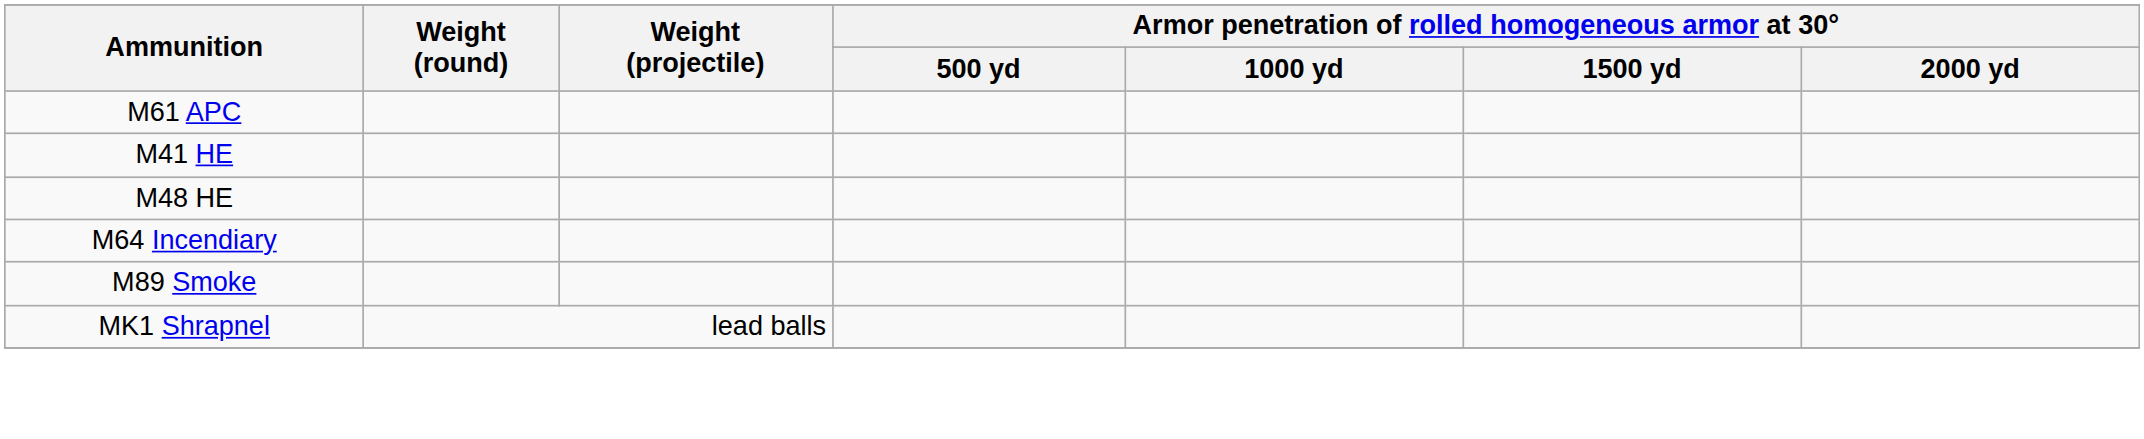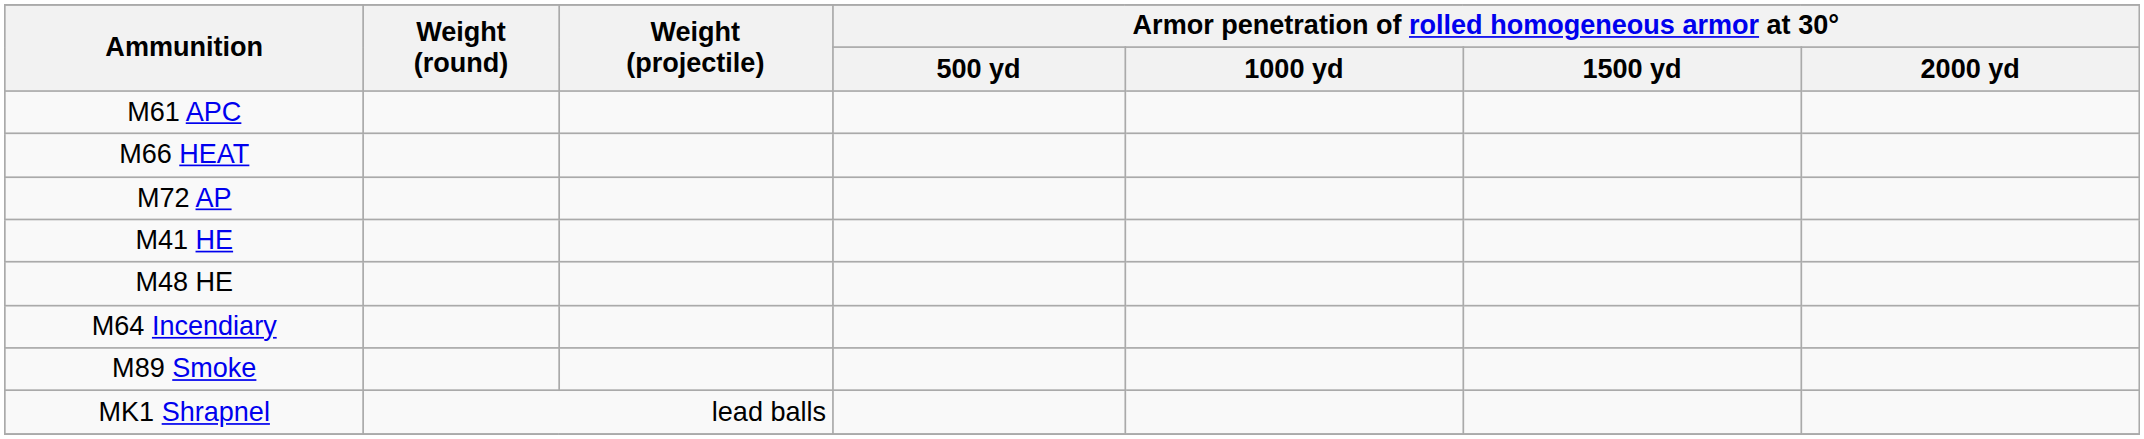+ row: (184, 154)
+ row: (184, 197)
